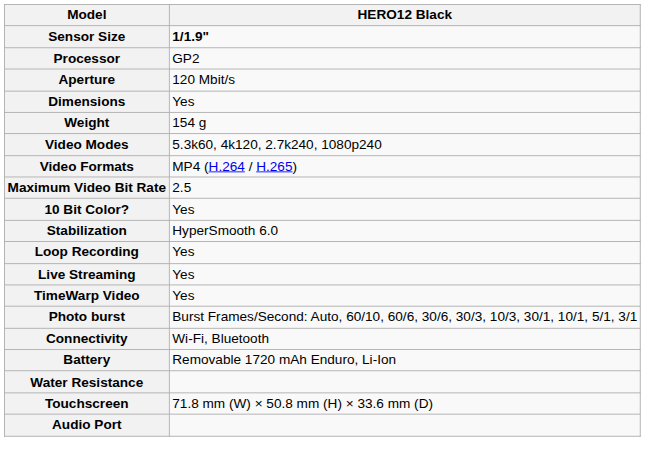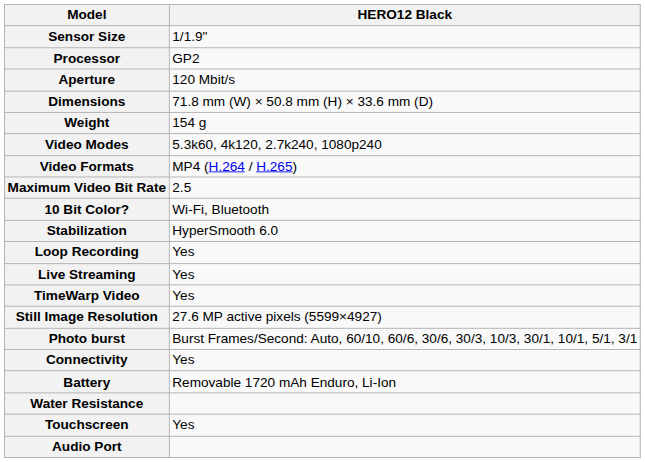(191, 36) bold -> (190, 36) normal
(183, 101) Yes -> (303, 101) 71.8 mm (W) × 50.8 mm (H) × 33.6 mm (D)
(183, 209) Yes -> (221, 209) Wi-Fi, Bluetooth
+ row: (87, 317)
(221, 338) Wi-Fi, Bluetooth -> (183, 360) Yes
(303, 403) 71.8 mm (W) × 50.8 mm (H) × 33.6 mm (D) -> (183, 425) Yes
